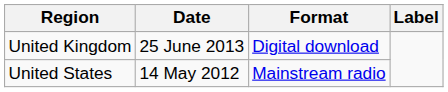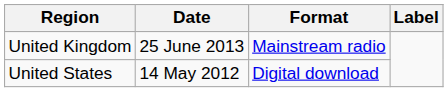(316, 45) Digital download -> (319, 45) Mainstream radio
(319, 73) Mainstream radio -> (316, 73) Digital download
